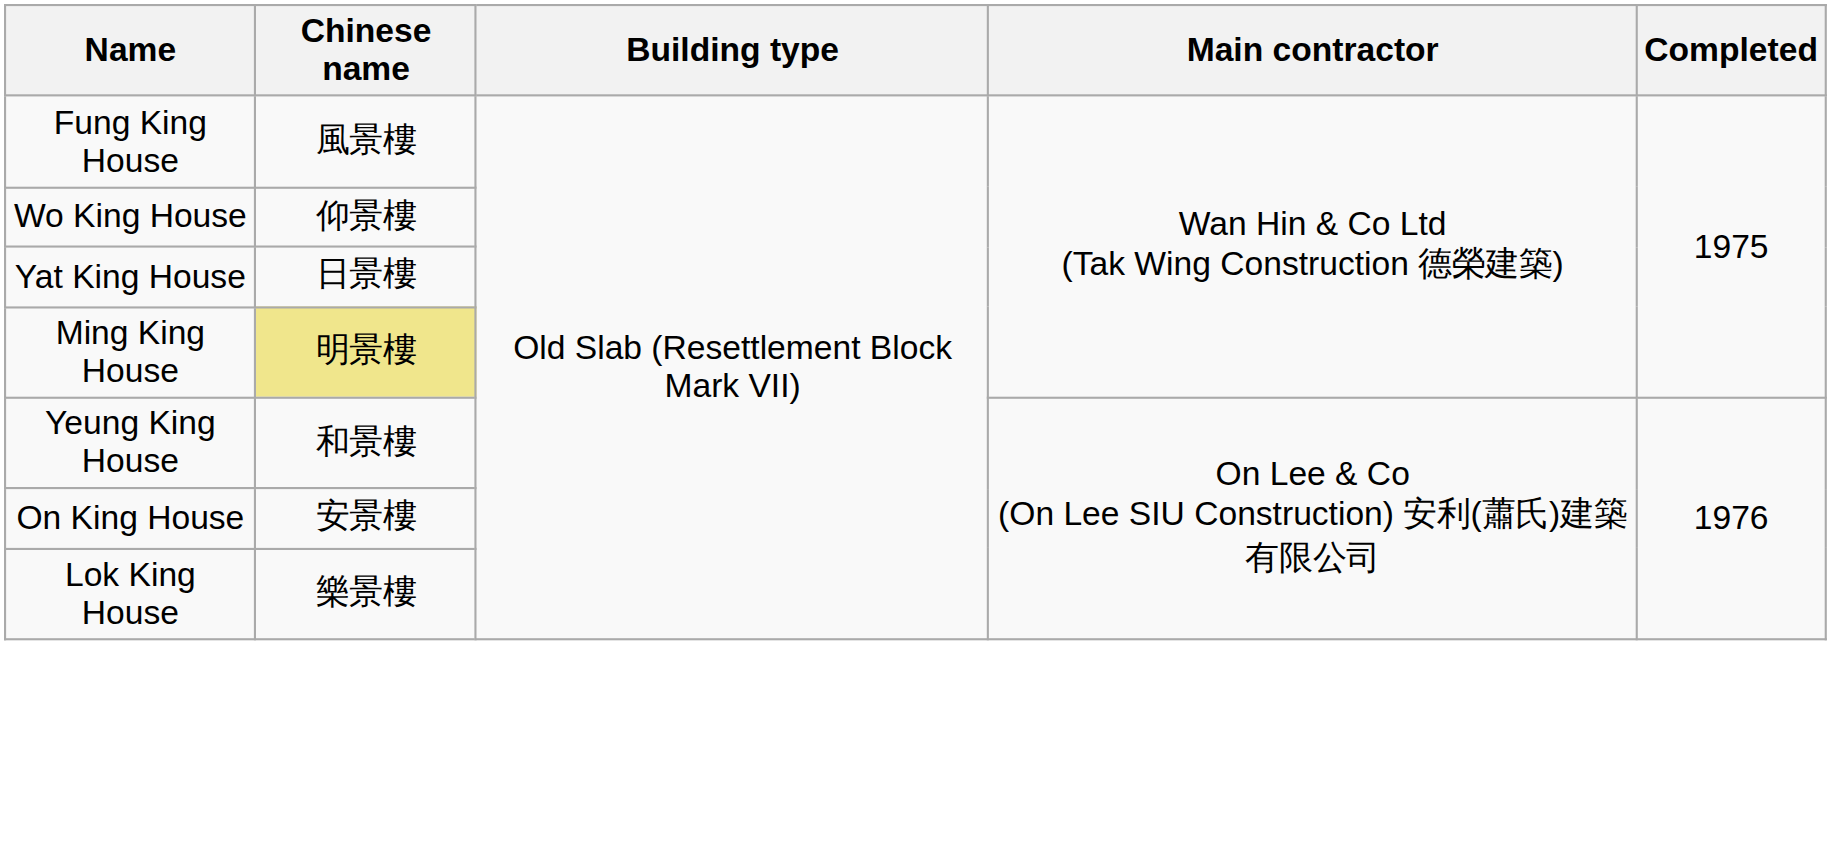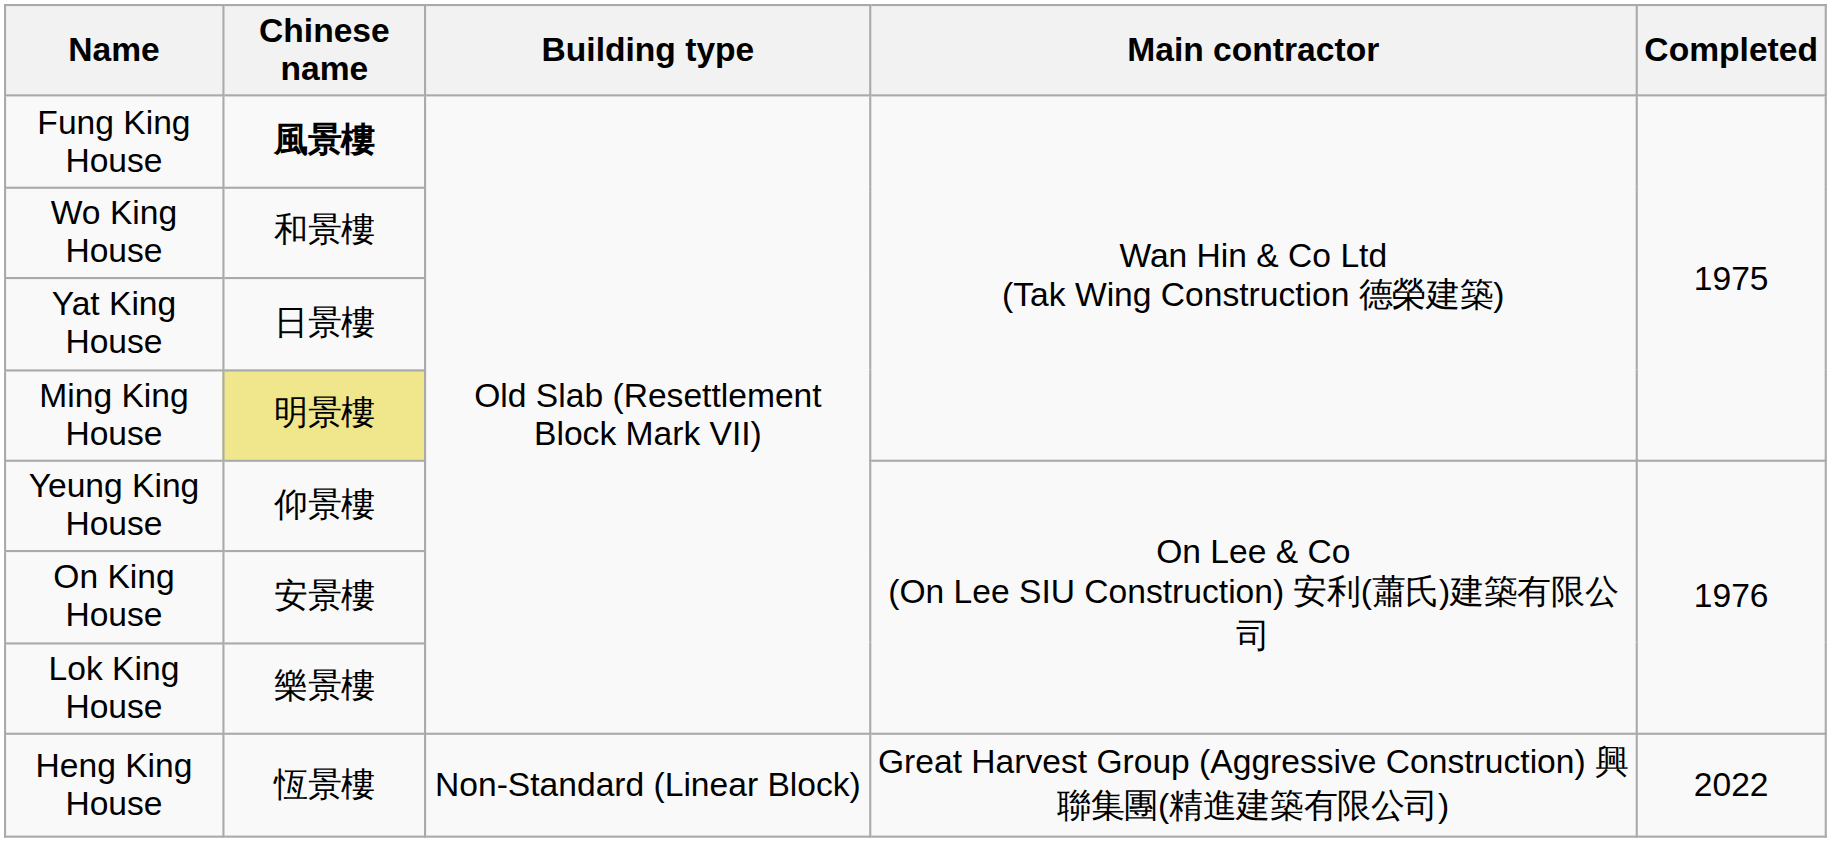(366, 140) normal -> (324, 140) bold
(366, 215) 仰景樓 -> (324, 231) 和景樓
(366, 441) 和景樓 -> (324, 504) 仰景樓
+ row: (114, 785)
